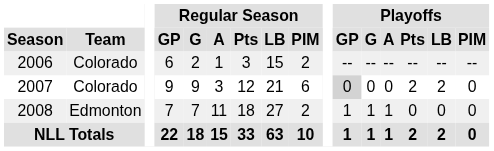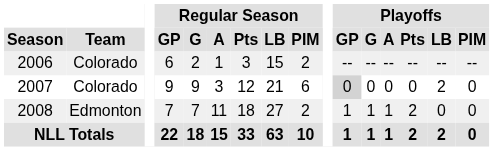(413, 87) 2 -> (413, 87) 0
(413, 110) 0 -> (413, 110) 2
